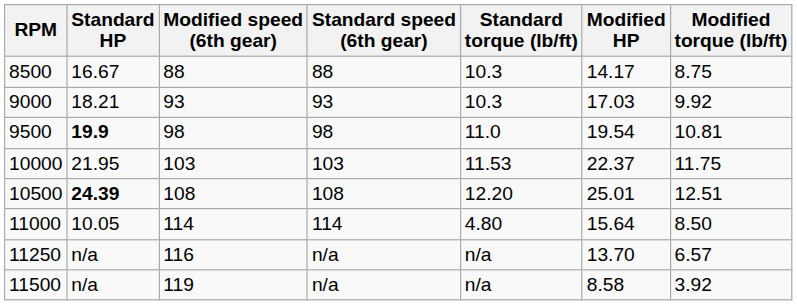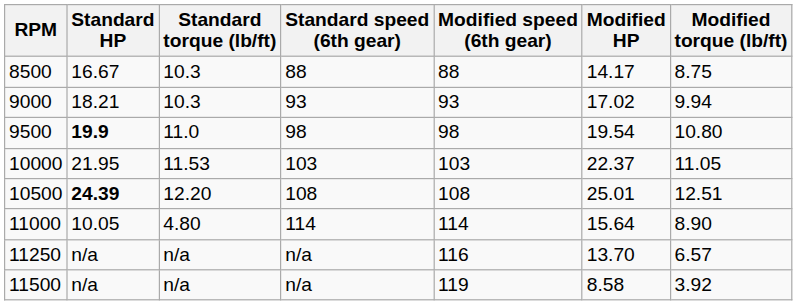columns swapped: (521, 30) <-> (233, 30)
(611, 102) 17.03 -> (611, 102) 17.02
(693, 102) 9.92 -> (693, 102) 9.94
(699, 132) 10.81 -> (699, 132) 10.80
(698, 163) 11.75 -> (698, 163) 11.05
(693, 224) 8.50 -> (693, 224) 8.90
